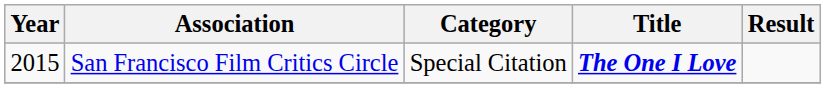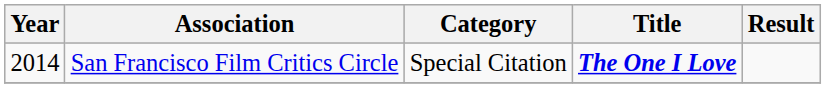(35, 62) 2015 -> (35, 62) 2014
